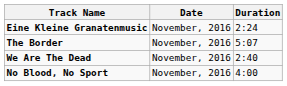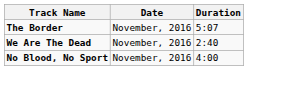- row: (77, 27)
